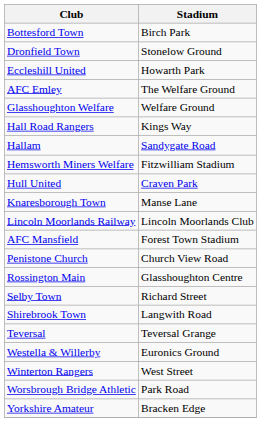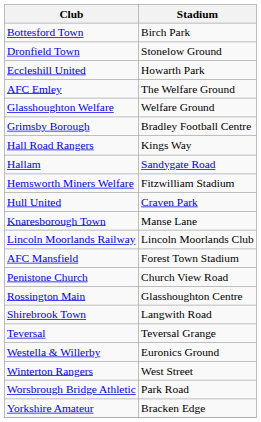+ row: (48, 126)
- row: (34, 296)
